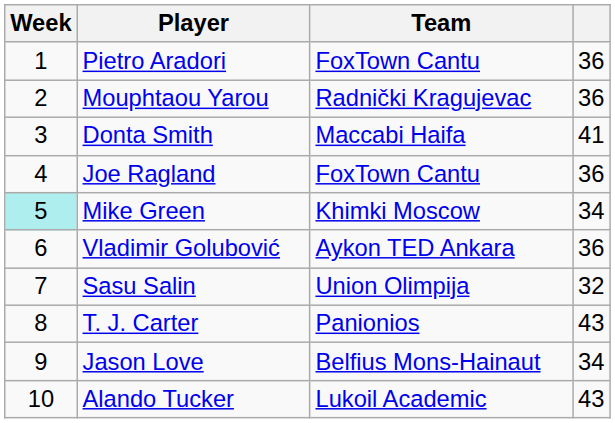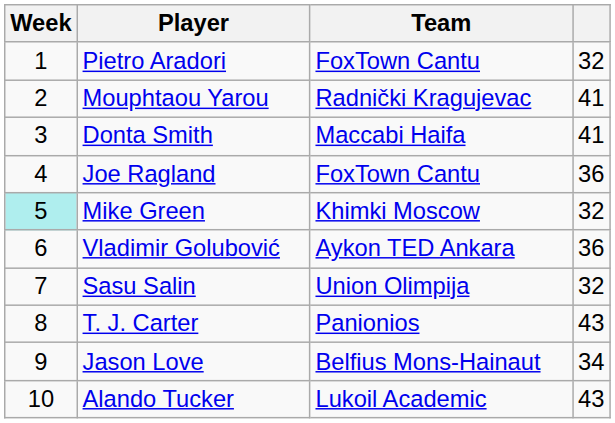(591, 60) 36 -> (591, 60) 32
(591, 98) 36 -> (591, 98) 41
(591, 211) 34 -> (591, 211) 32
